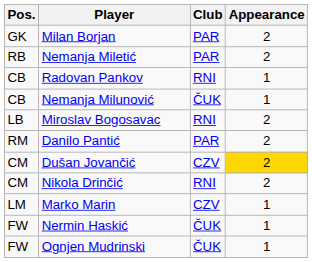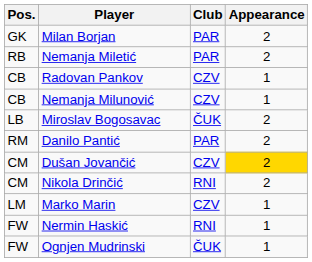(204, 78) RNI -> (206, 78) CZV
(207, 99) ČUK -> (206, 99) CZV
(204, 120) RNI -> (207, 120) ČUK
(207, 225) ČUK -> (204, 225) RNI
